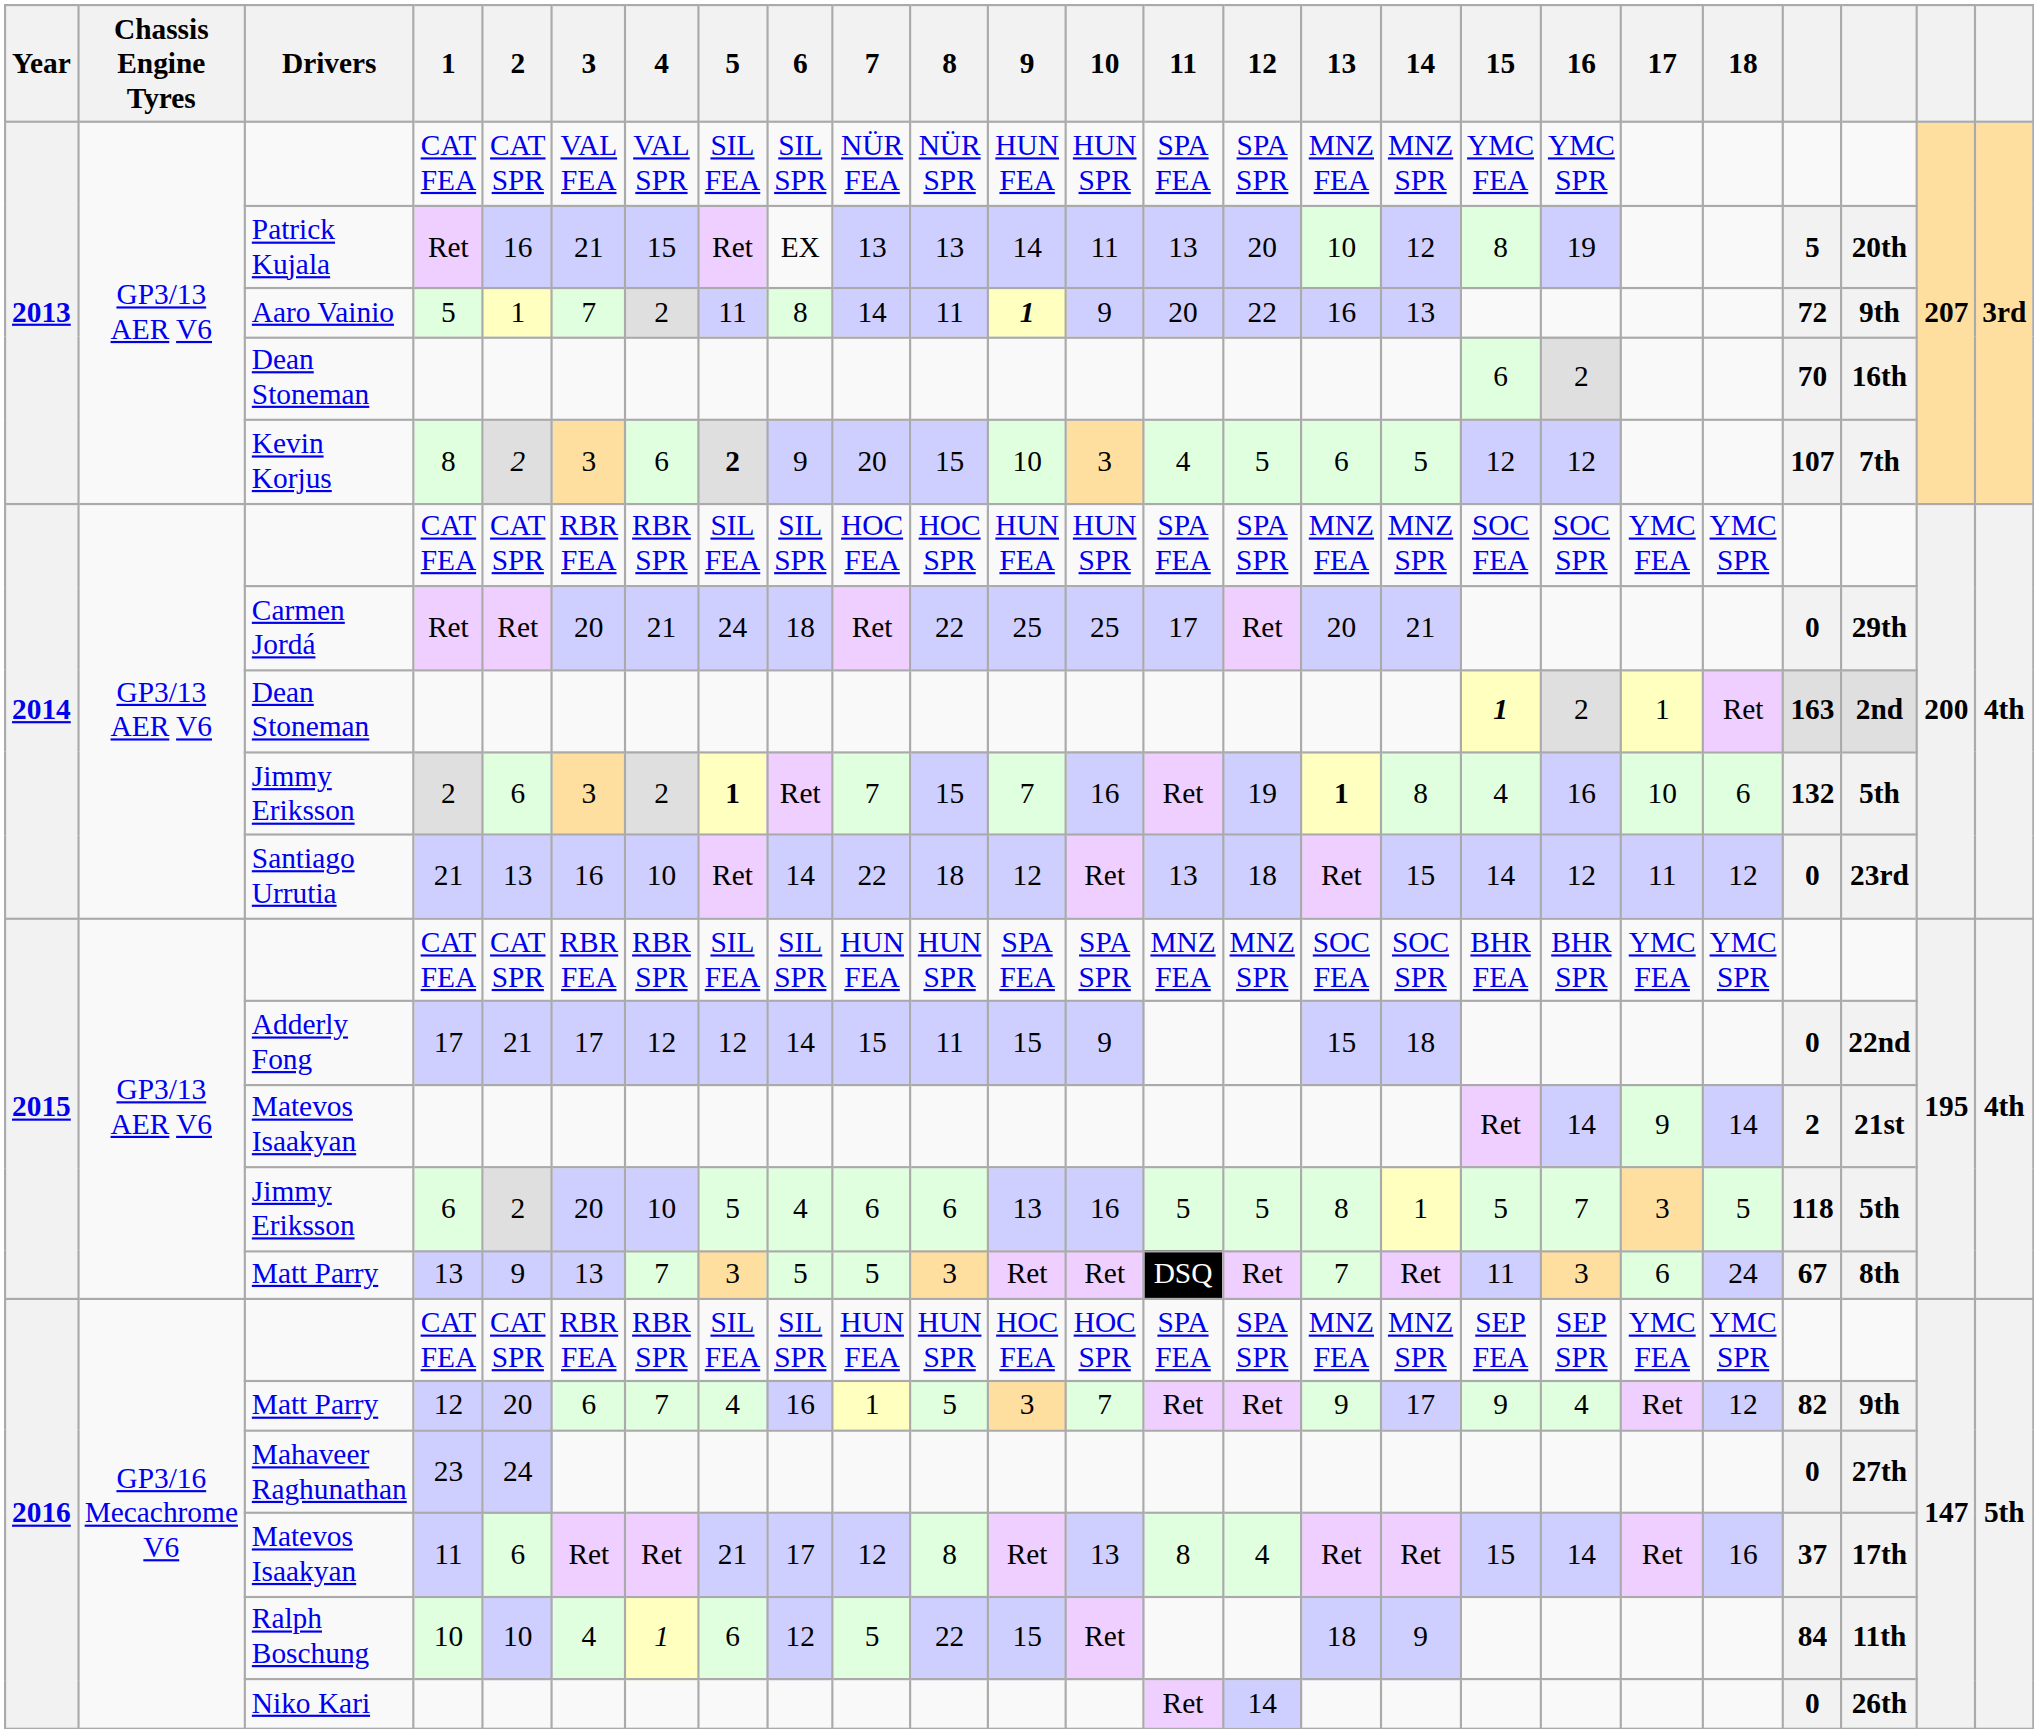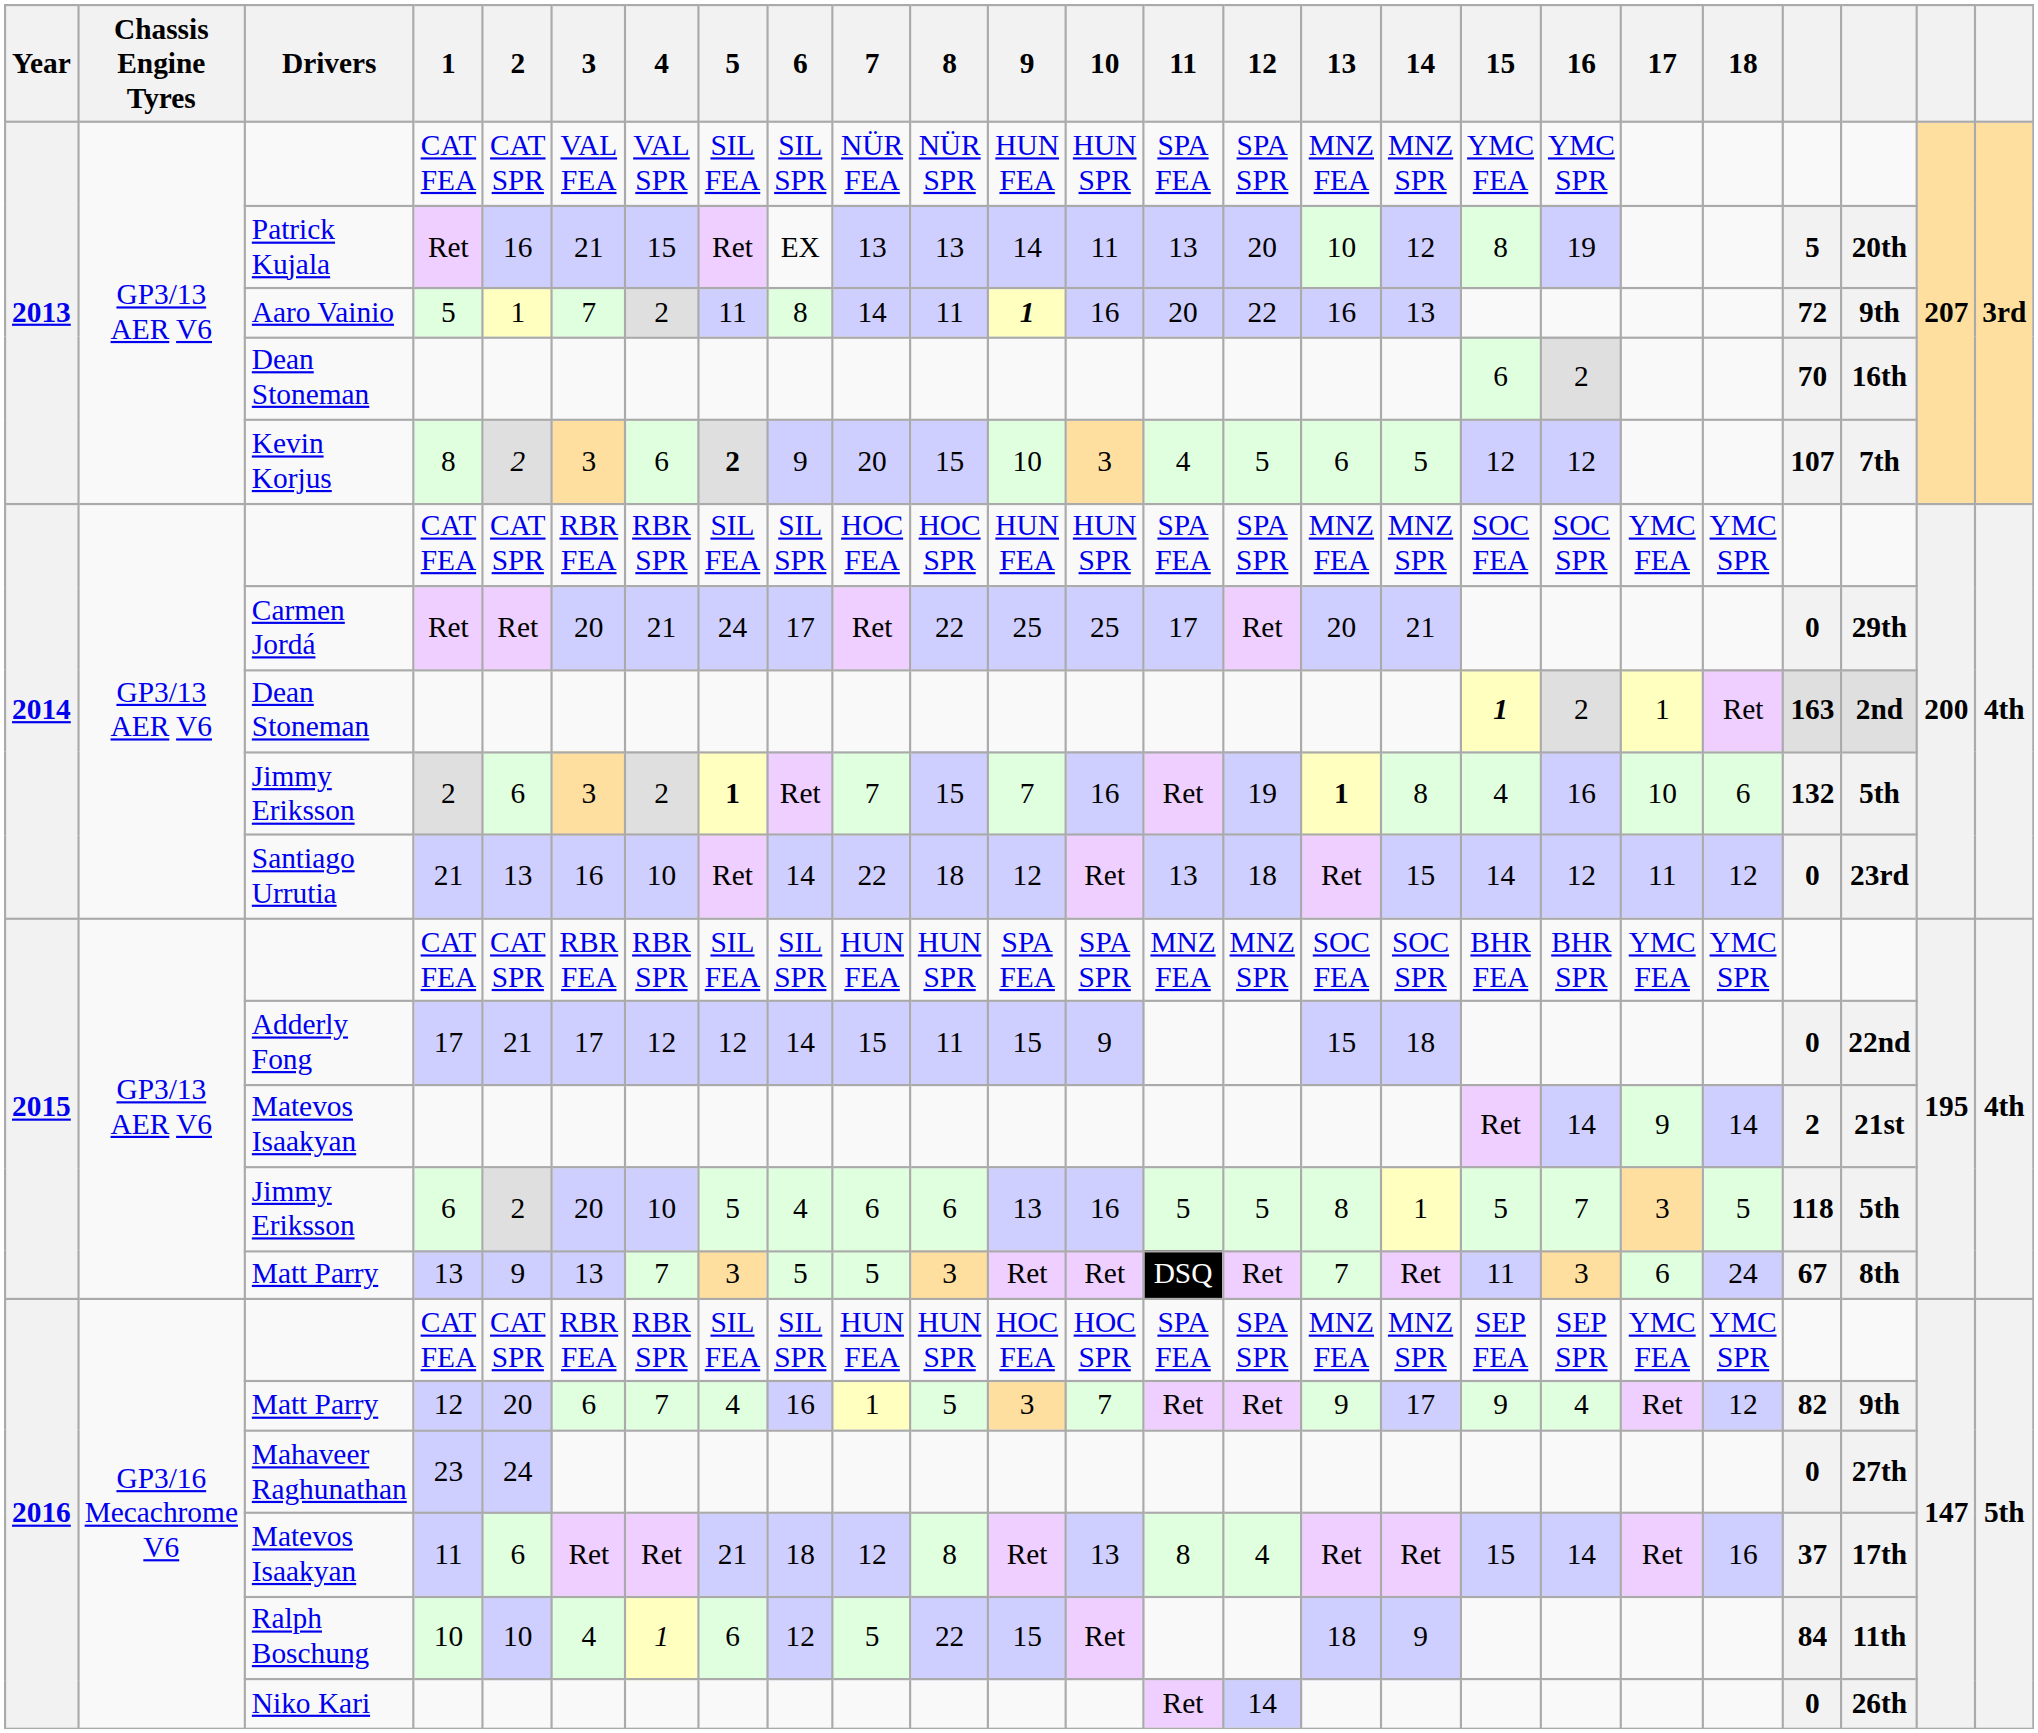(1105, 311) 9 -> (1105, 311) 16
(800, 626) 18 -> (800, 626) 17
(800, 1553) 17 -> (800, 1553) 18
